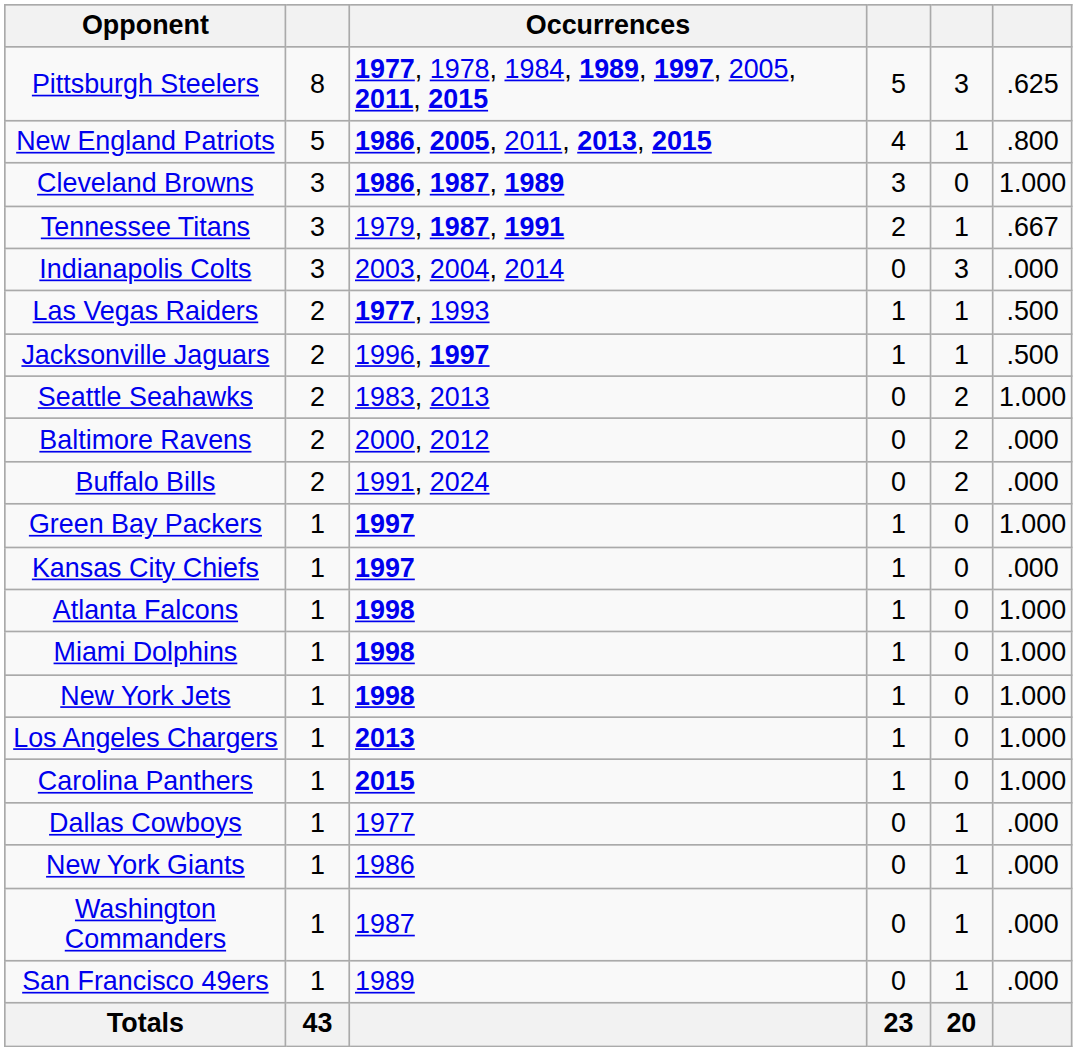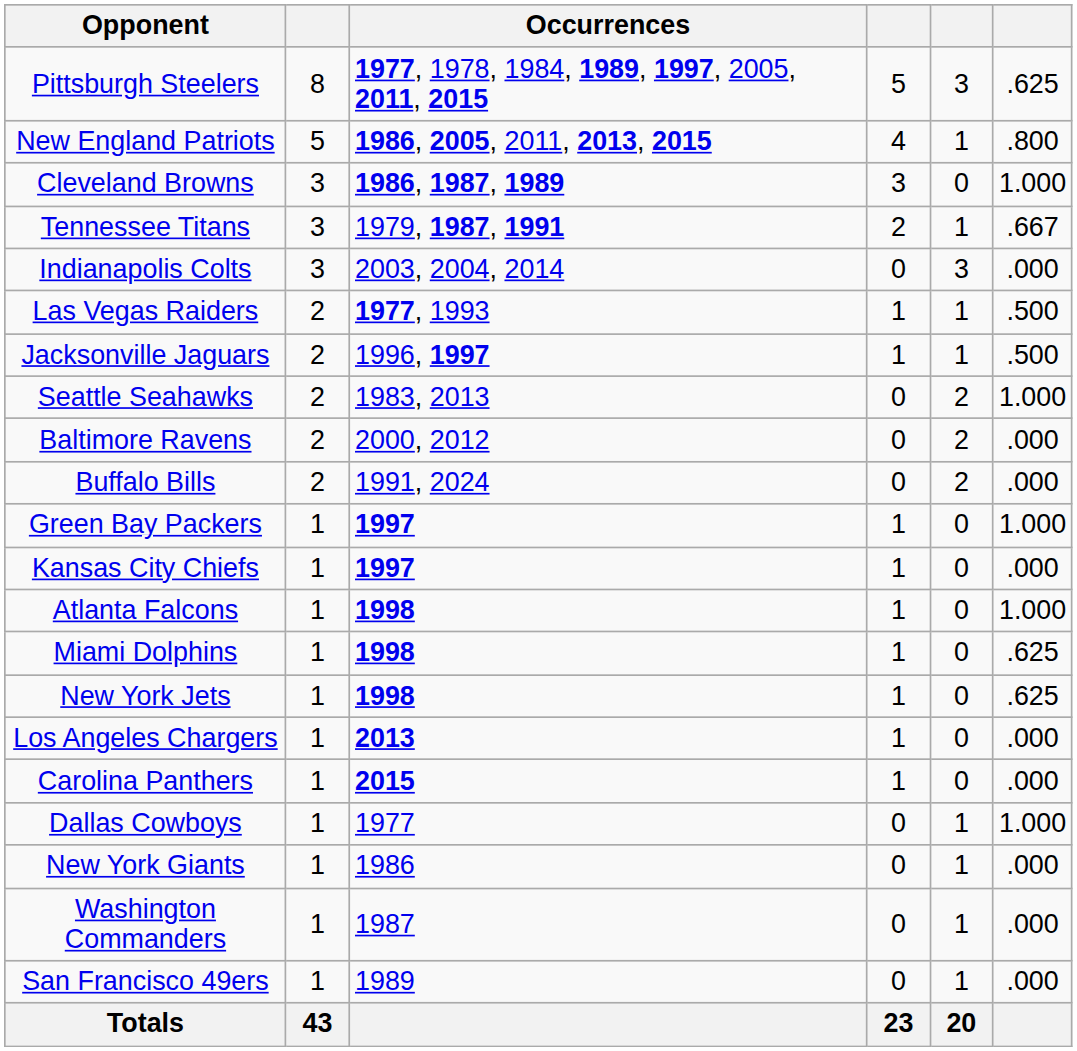(1033, 652) 1.000 -> (1033, 652) .625
(1033, 695) 1.000 -> (1033, 695) .625
(1033, 738) 1.000 -> (1033, 738) .000
(1033, 780) 1.000 -> (1033, 780) .000
(1033, 823) .000 -> (1033, 823) 1.000
